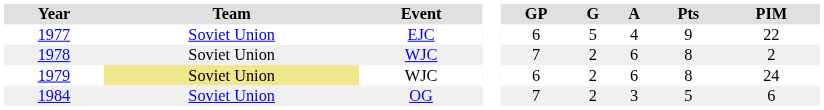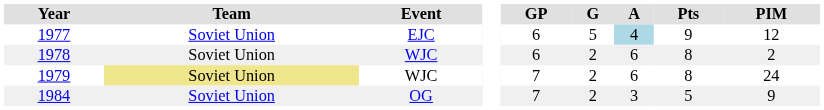(634, 34) no background -> (634, 34) lightblue background
(771, 34) 22 -> (771, 34) 12
(536, 54) 7 -> (536, 54) 6
(536, 75) 6 -> (536, 75) 7
(771, 95) 6 -> (771, 95) 9
